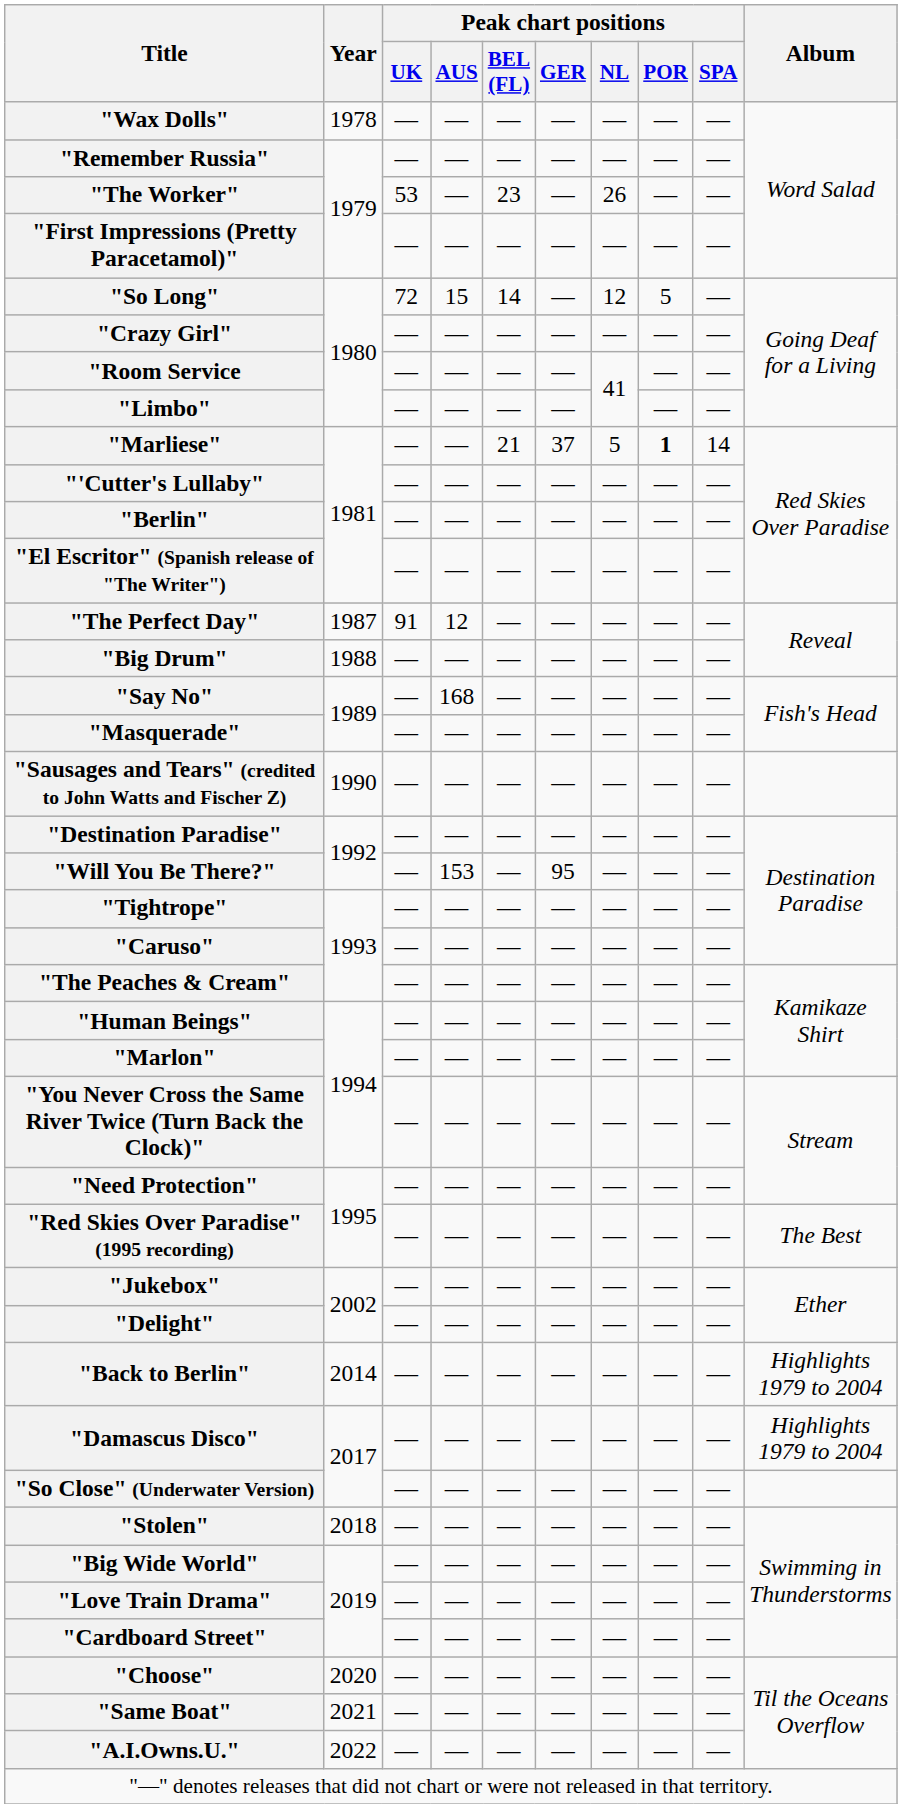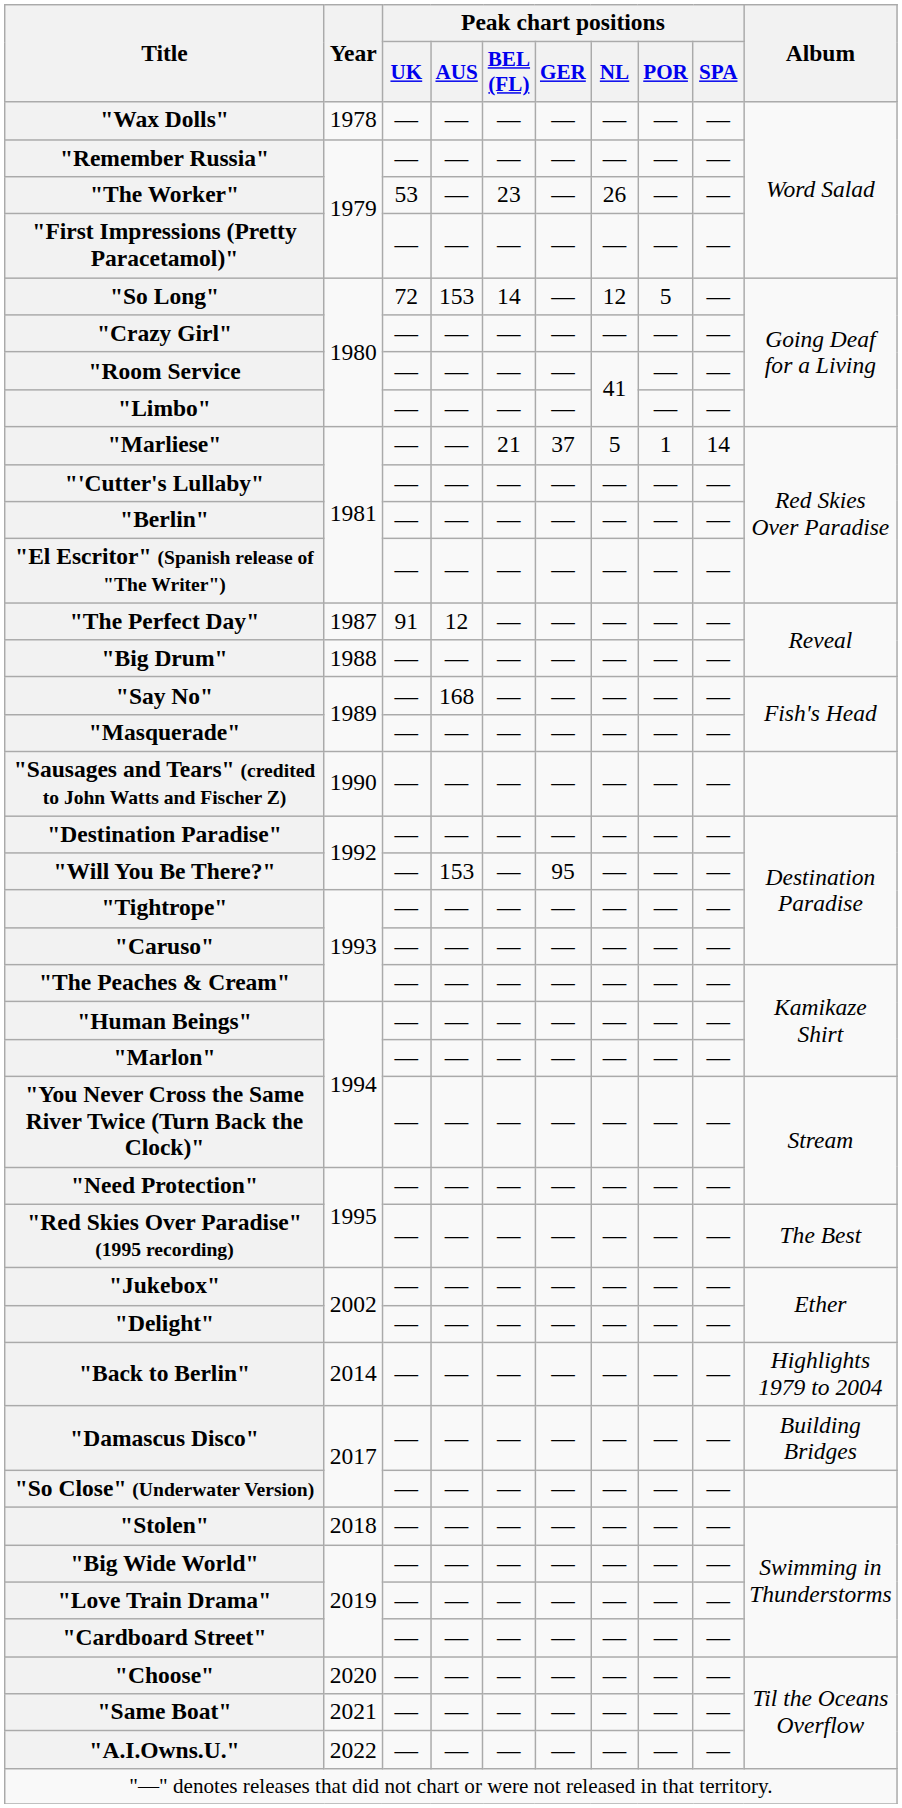(457, 296) 15 -> (457, 296) 153
(666, 445) bold -> (666, 445) normal
(820, 1437) Highlights 1979 to 2004 -> (820, 1437) Building Bridges
